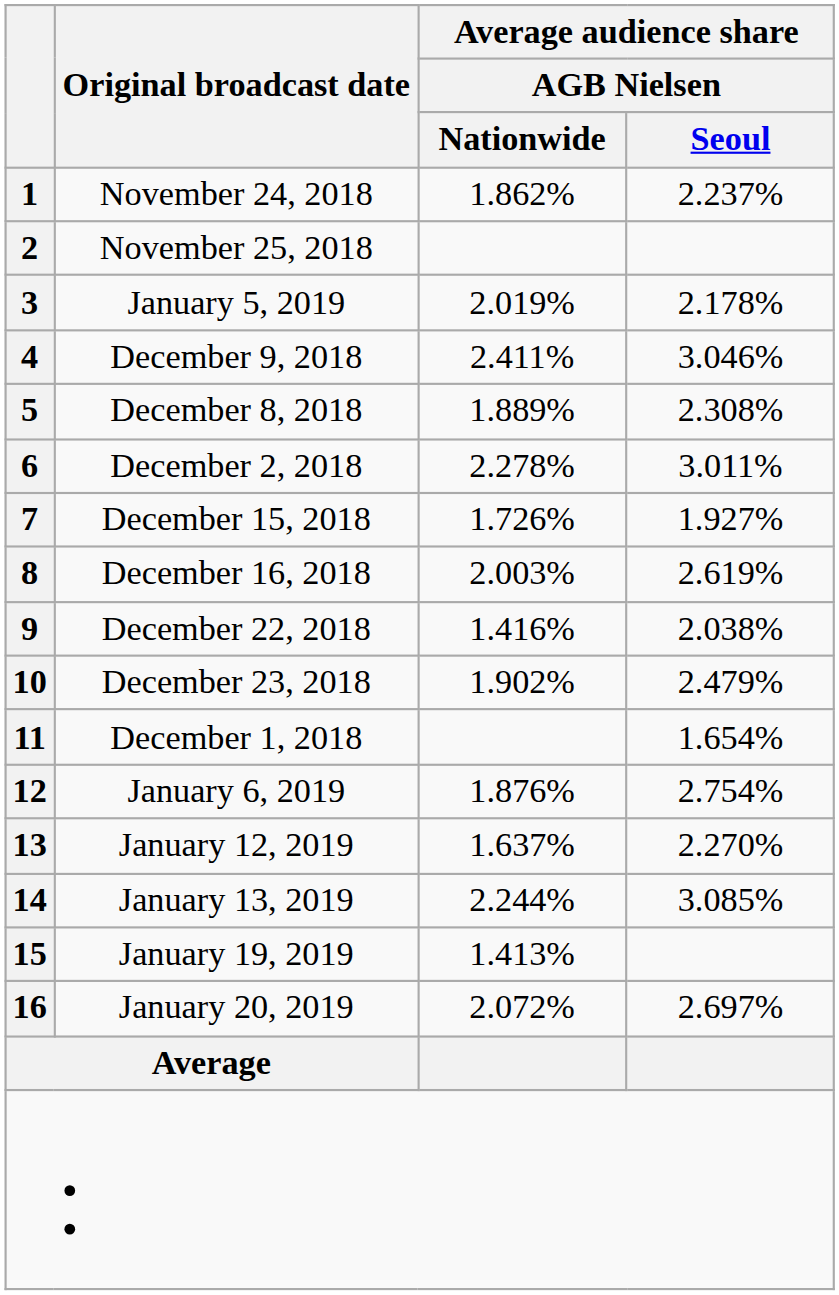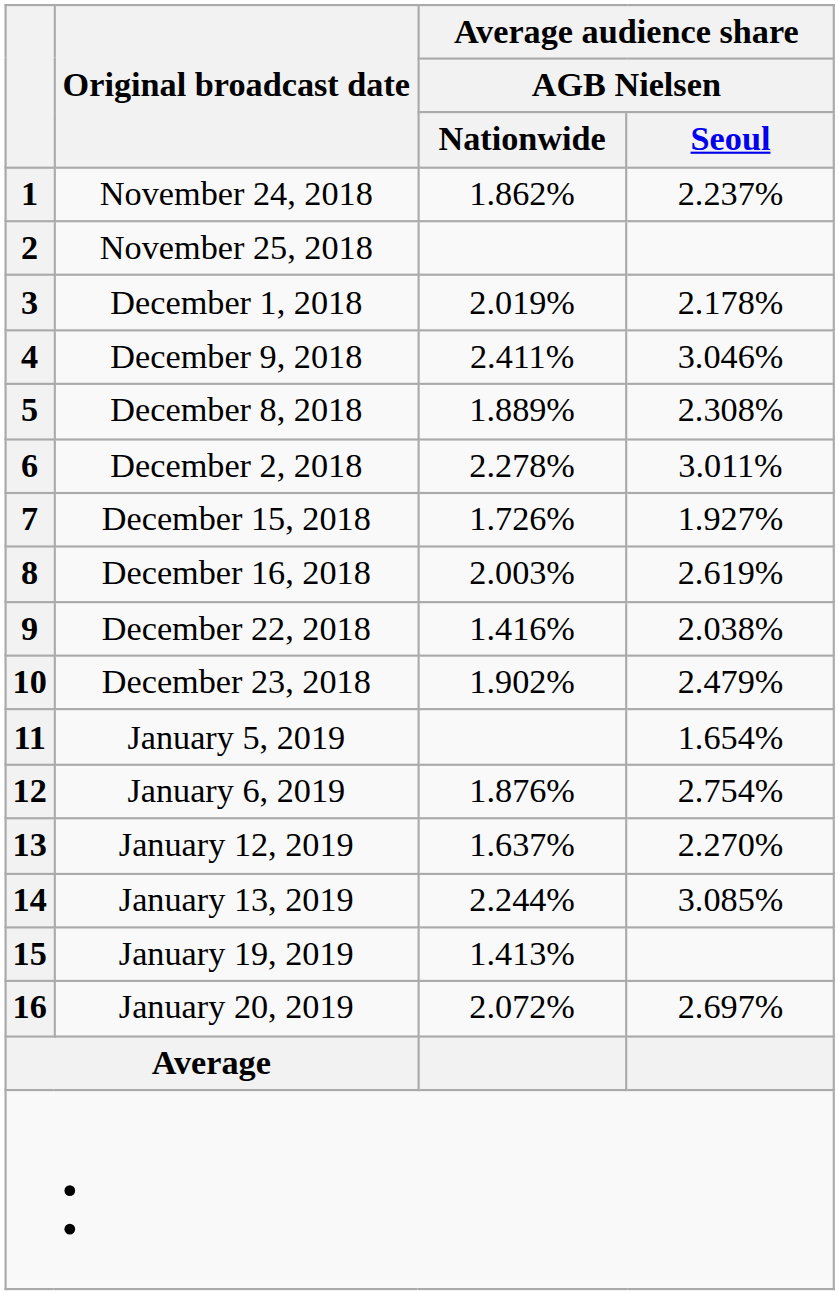(236, 302) January 5, 2019 -> (236, 302) December 1, 2018
(236, 736) December 1, 2018 -> (236, 736) January 5, 2019
